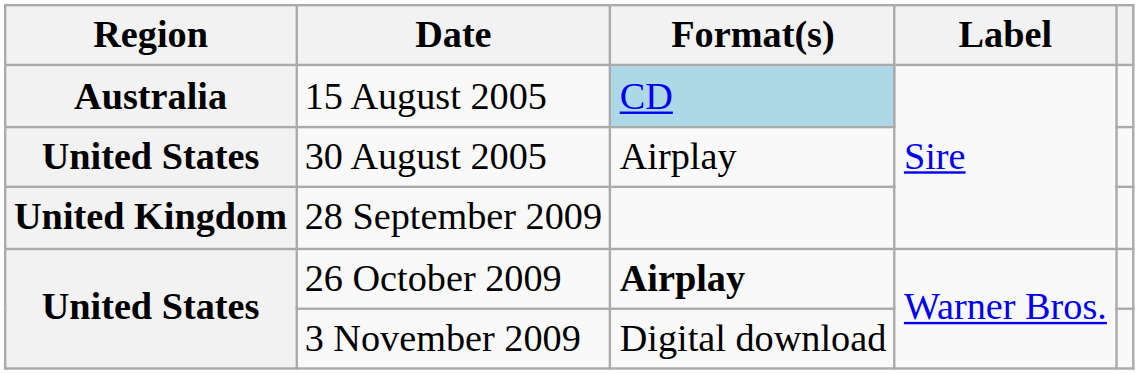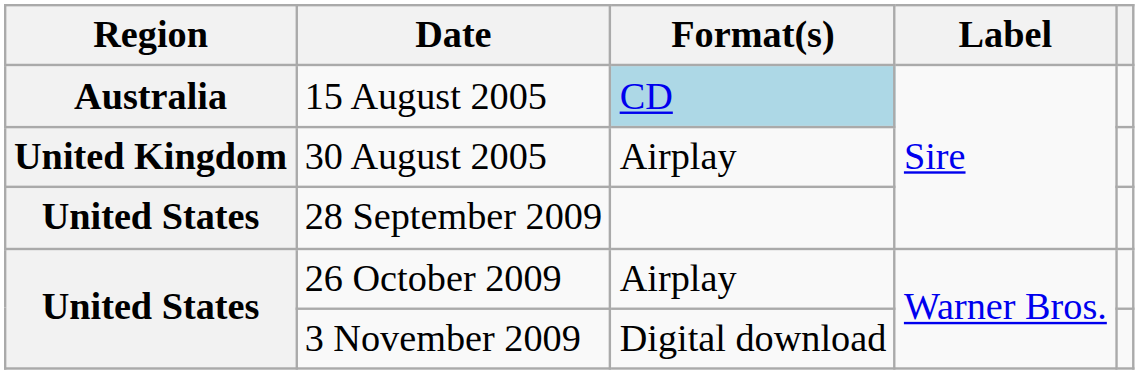(151, 156) United States -> (151, 156) United Kingdom
(151, 216) United Kingdom -> (151, 216) United States
(682, 277) bold -> (678, 277) normal
